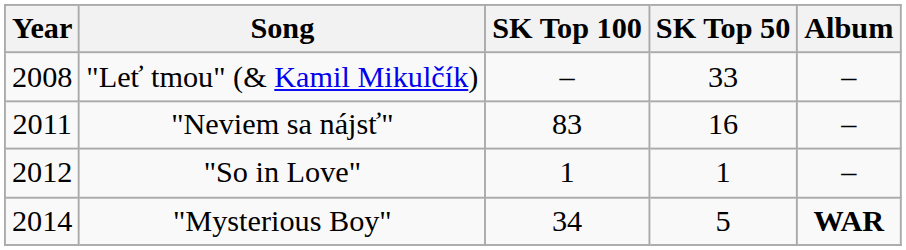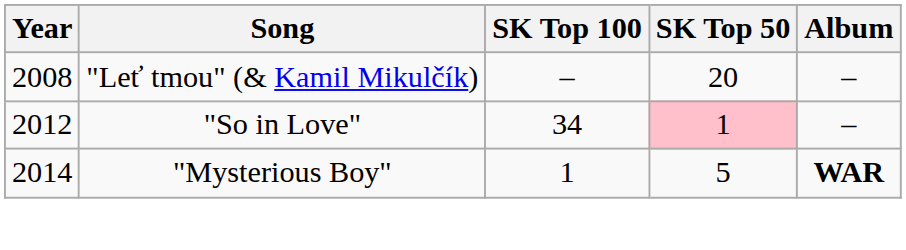(723, 76) 33 -> (723, 76) 20
- row: (282, 124)
(567, 172) 1 -> (567, 124) 34
(723, 172) no background -> (723, 124) pink background
(567, 220) 34 -> (567, 172) 1
